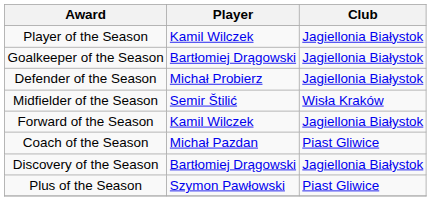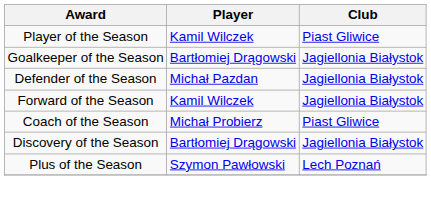(363, 36) Jagiellonia Białystok -> (341, 36) Piast Gliwice
(216, 79) Michał Probierz -> (214, 79) Michał Pazdan
- row: (86, 100)
(214, 143) Michał Pazdan -> (216, 121) Michał Probierz
(341, 185) Piast Gliwice -> (342, 164) Lech Poznań
